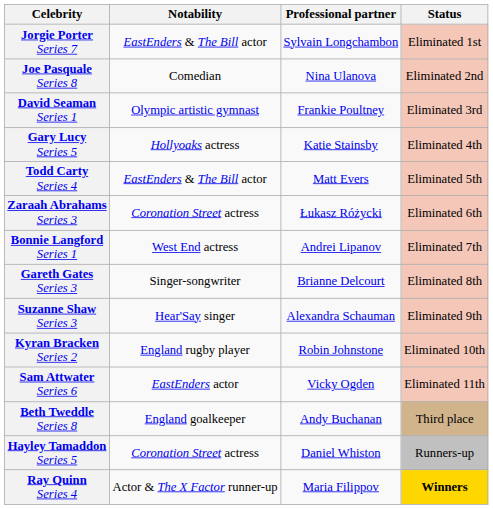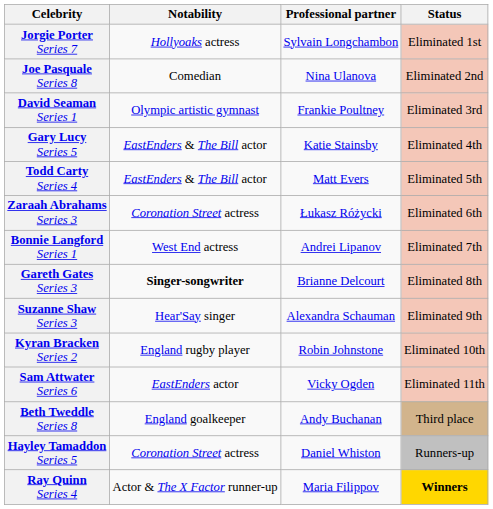(195, 41) EastEnders & The Bill actor -> (195, 41) Hollyoaks actress
(195, 144) Hollyoaks actress -> (195, 144) EastEnders & The Bill actor
(195, 281) normal -> (195, 281) bold
